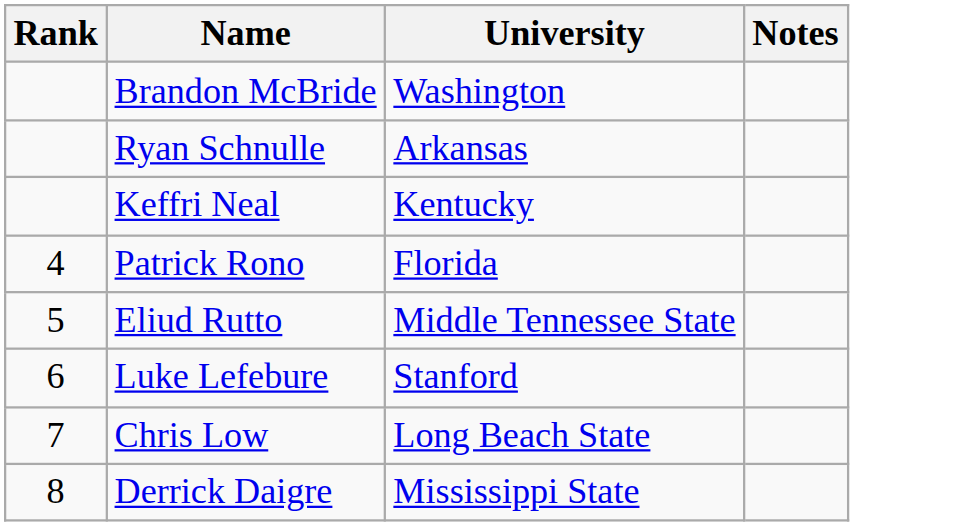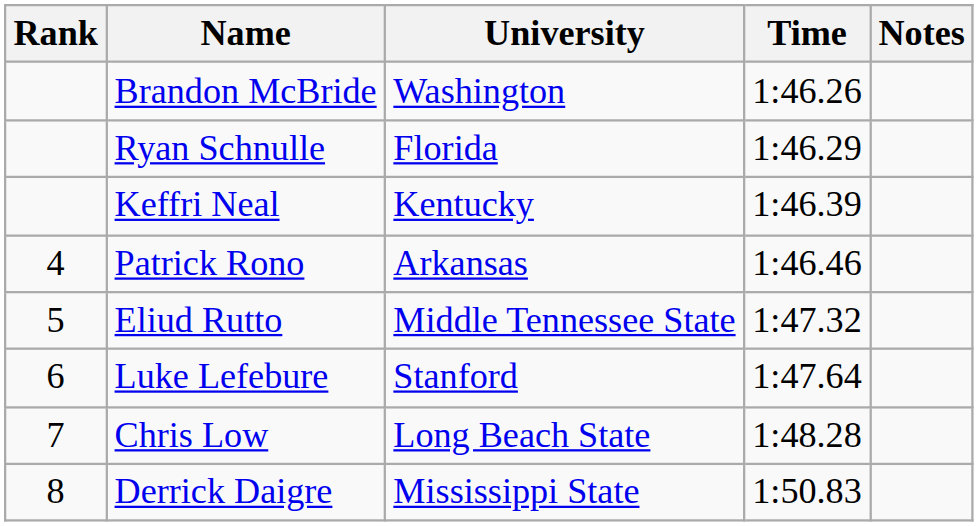+ column: (807, 33)
(461, 147) Arkansas -> (446, 147) Florida
(446, 262) Florida -> (461, 262) Arkansas
